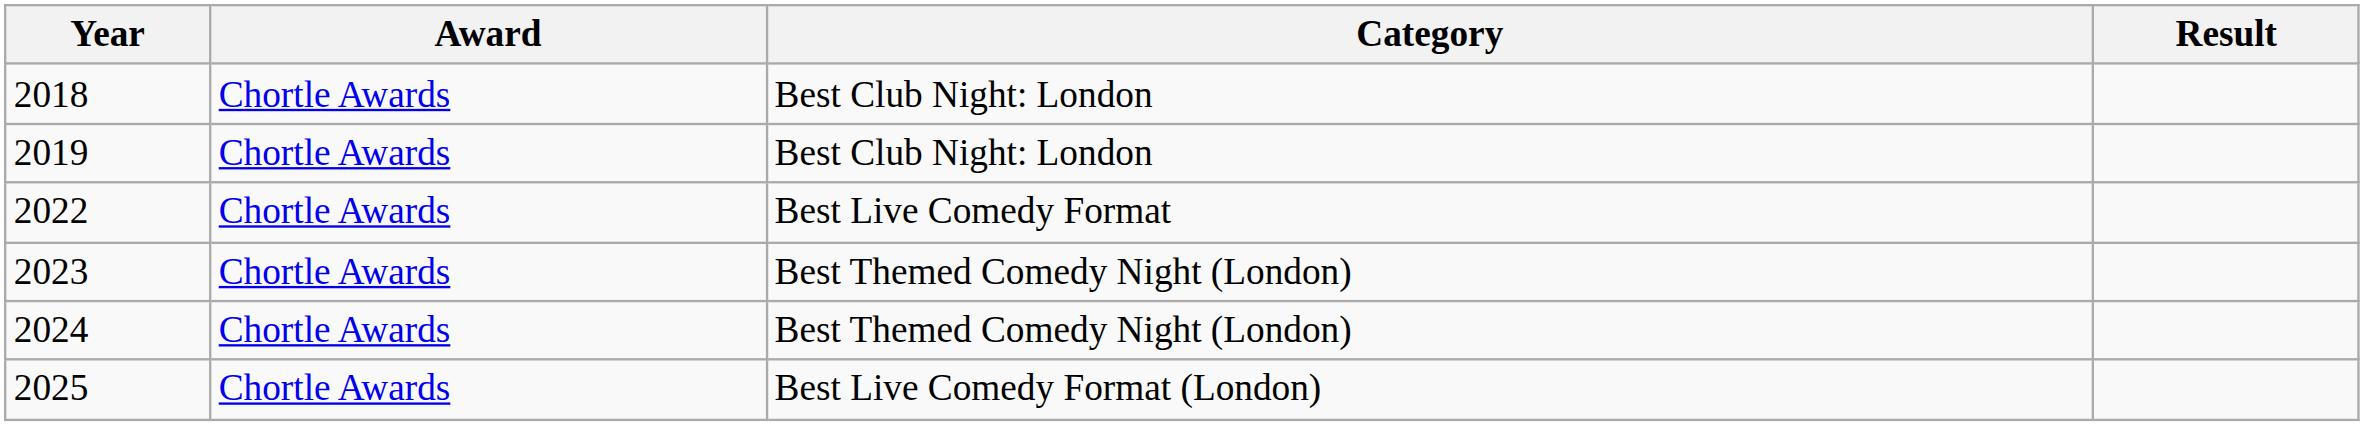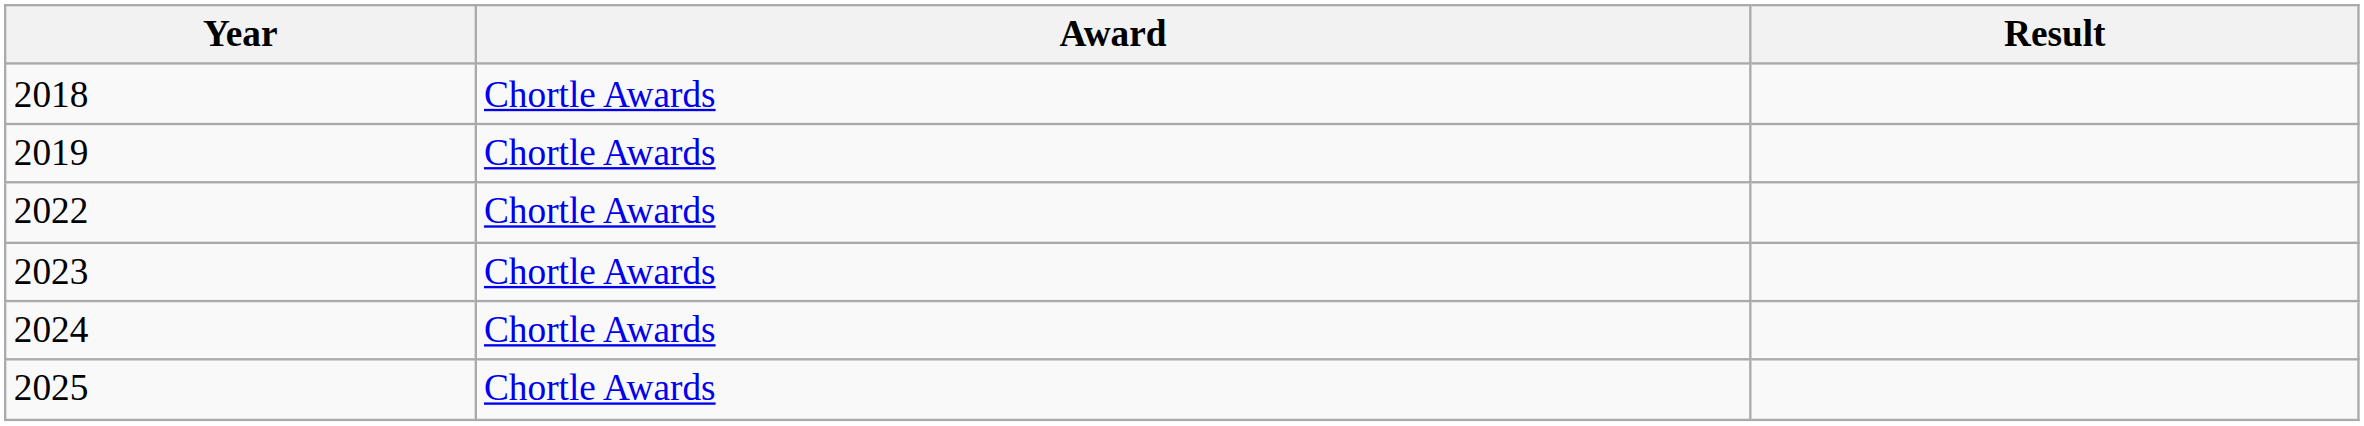- column: (1430, 34)
